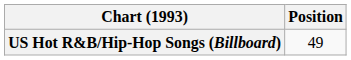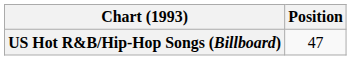(316, 42) 49 -> (316, 42) 47
